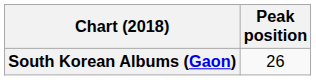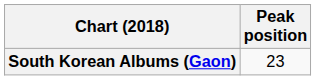(275, 61) 26 -> (275, 61) 23
